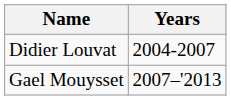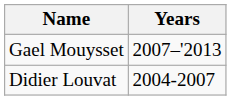rows swapped: (63, 49) <-> (66, 79)
